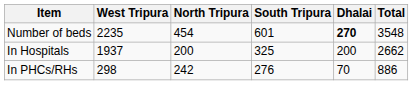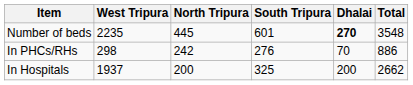(184, 32) 454 -> (184, 32) 445
rows swapped: (38, 51) <-> (42, 70)
